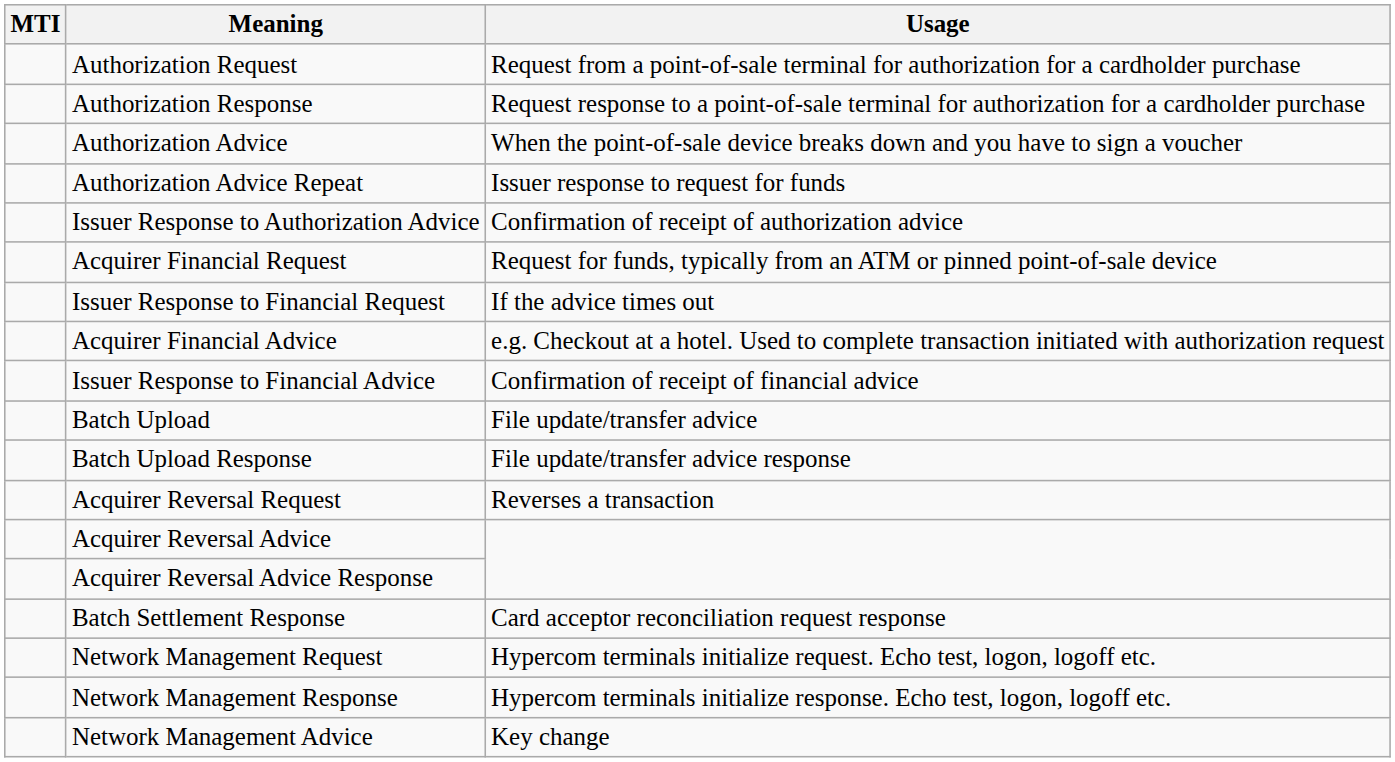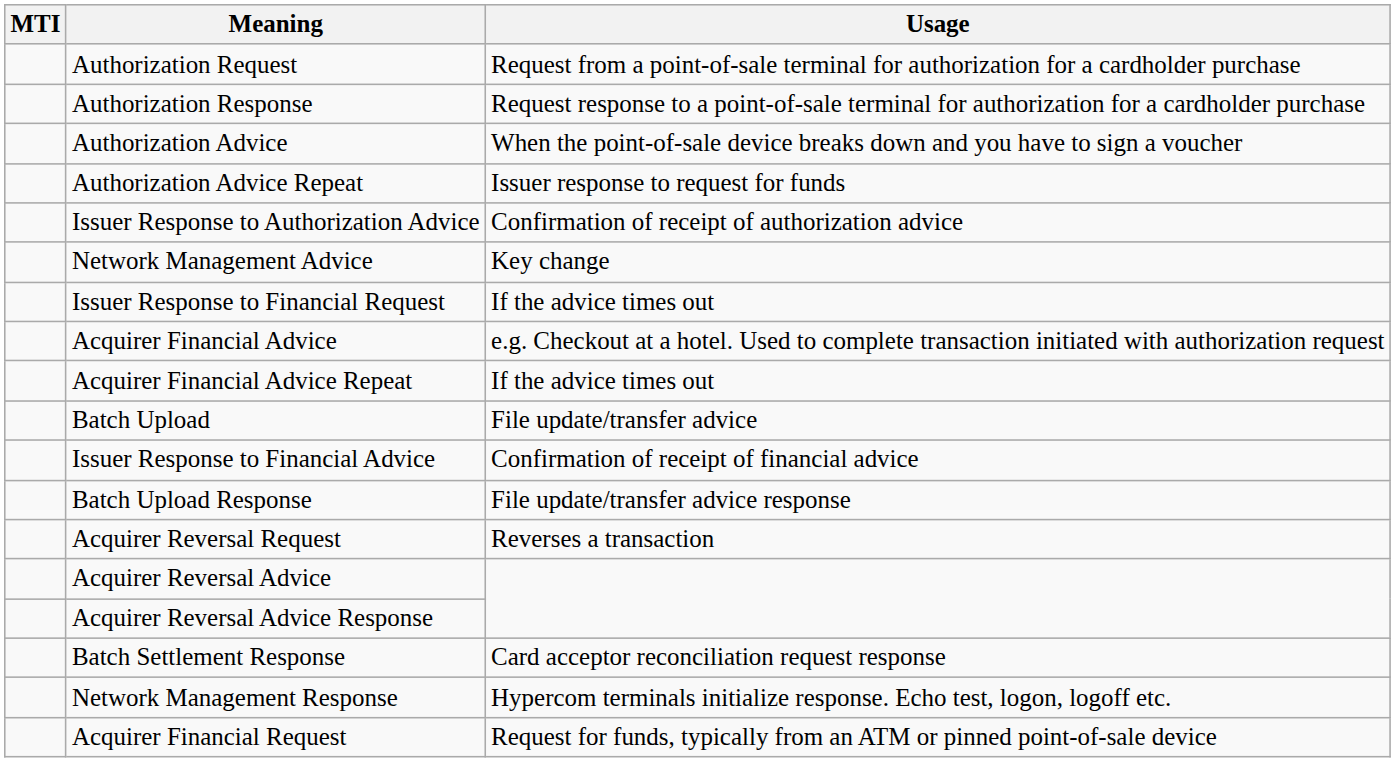rows swapped: (209, 261) <-> (222, 736)
+ row: (242, 380)
rows swapped: (254, 380) <-> (141, 420)
- row: (227, 657)
